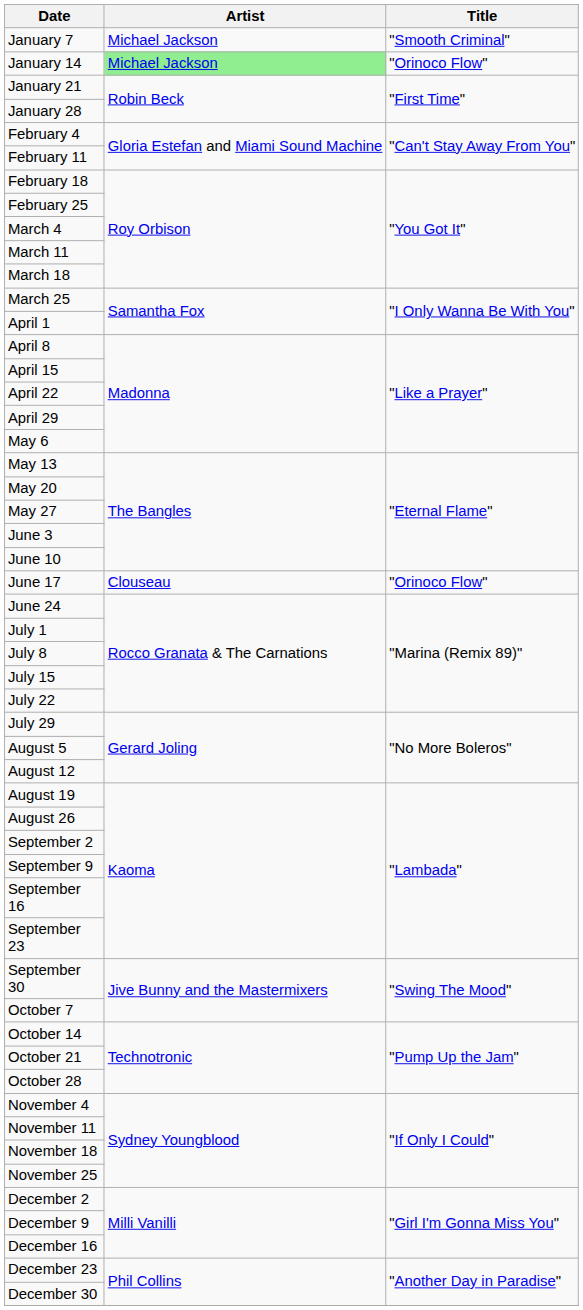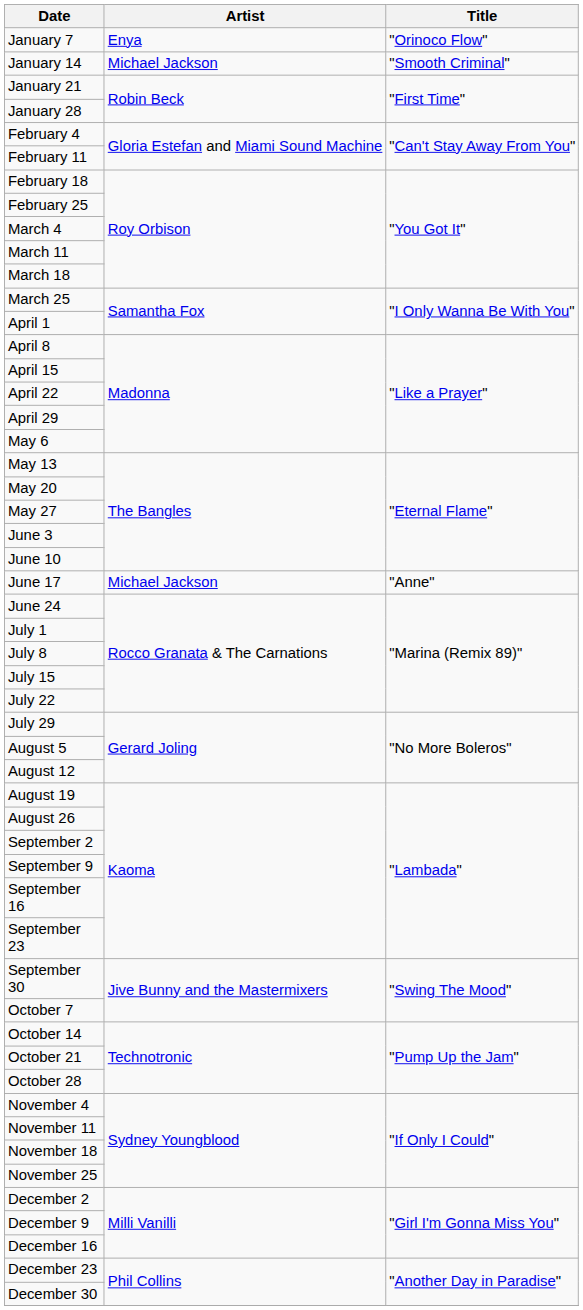(163, 39) Michael Jackson -> (125, 39) Enya
(450, 39) "Smooth Criminal" -> (438, 39) "Orinoco Flow"
(163, 63) lightgreen background -> (163, 63) no background
(438, 63) "Orinoco Flow" -> (450, 63) "Smooth Criminal"
(139, 582) Clouseau -> (163, 582) Michael Jackson
(438, 582) "Orinoco Flow" -> (412, 582) "Anne"
